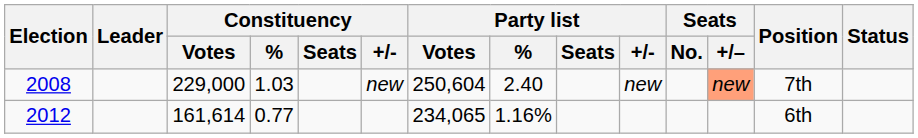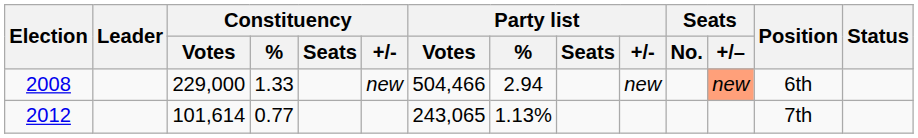(274, 84) 1.03 -> (274, 84) 1.33
(449, 84) 250,604 -> (449, 84) 504,466
(523, 84) 2.40 -> (523, 84) 2.94
(798, 84) 7th -> (798, 84) 6th
(209, 116) 161,614 -> (209, 116) 101,614
(449, 116) 234,065 -> (449, 116) 243,065
(523, 116) 1.16% -> (523, 116) 1.13%
(798, 116) 6th -> (798, 116) 7th
